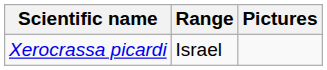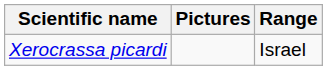columns swapped: (205, 19) <-> (280, 19)
